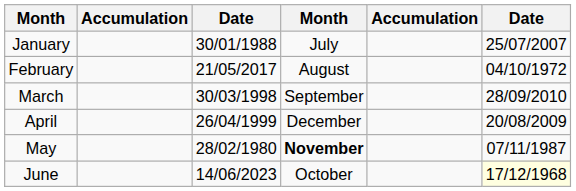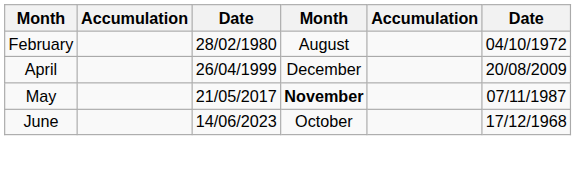- row: (41, 44)
(236, 70) 21/05/2017 -> (236, 44) 28/02/1980
- row: (41, 96)
(236, 148) 28/02/1980 -> (236, 96) 21/05/2017
(526, 174) lightyellow background -> (526, 122) no background
